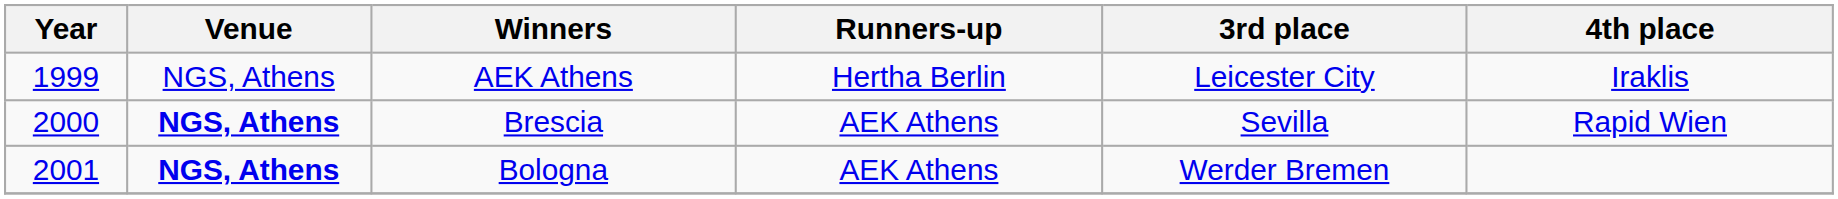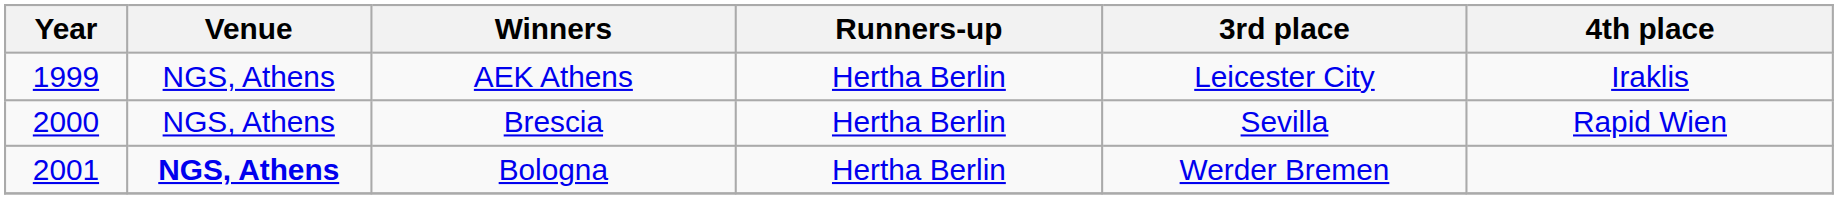(249, 123) bold -> (249, 123) normal
(919, 123) AEK Athens -> (919, 123) Hertha Berlin
(919, 170) AEK Athens -> (919, 170) Hertha Berlin
